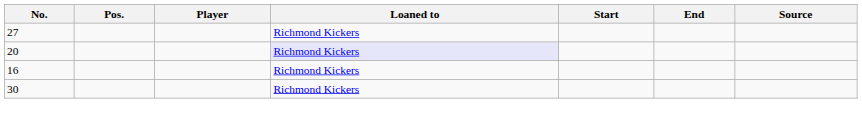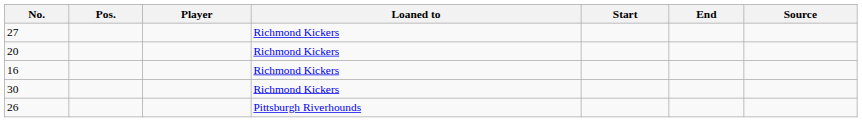(316, 51) lavender background -> (296, 51) no background
+ row: (13, 108)
